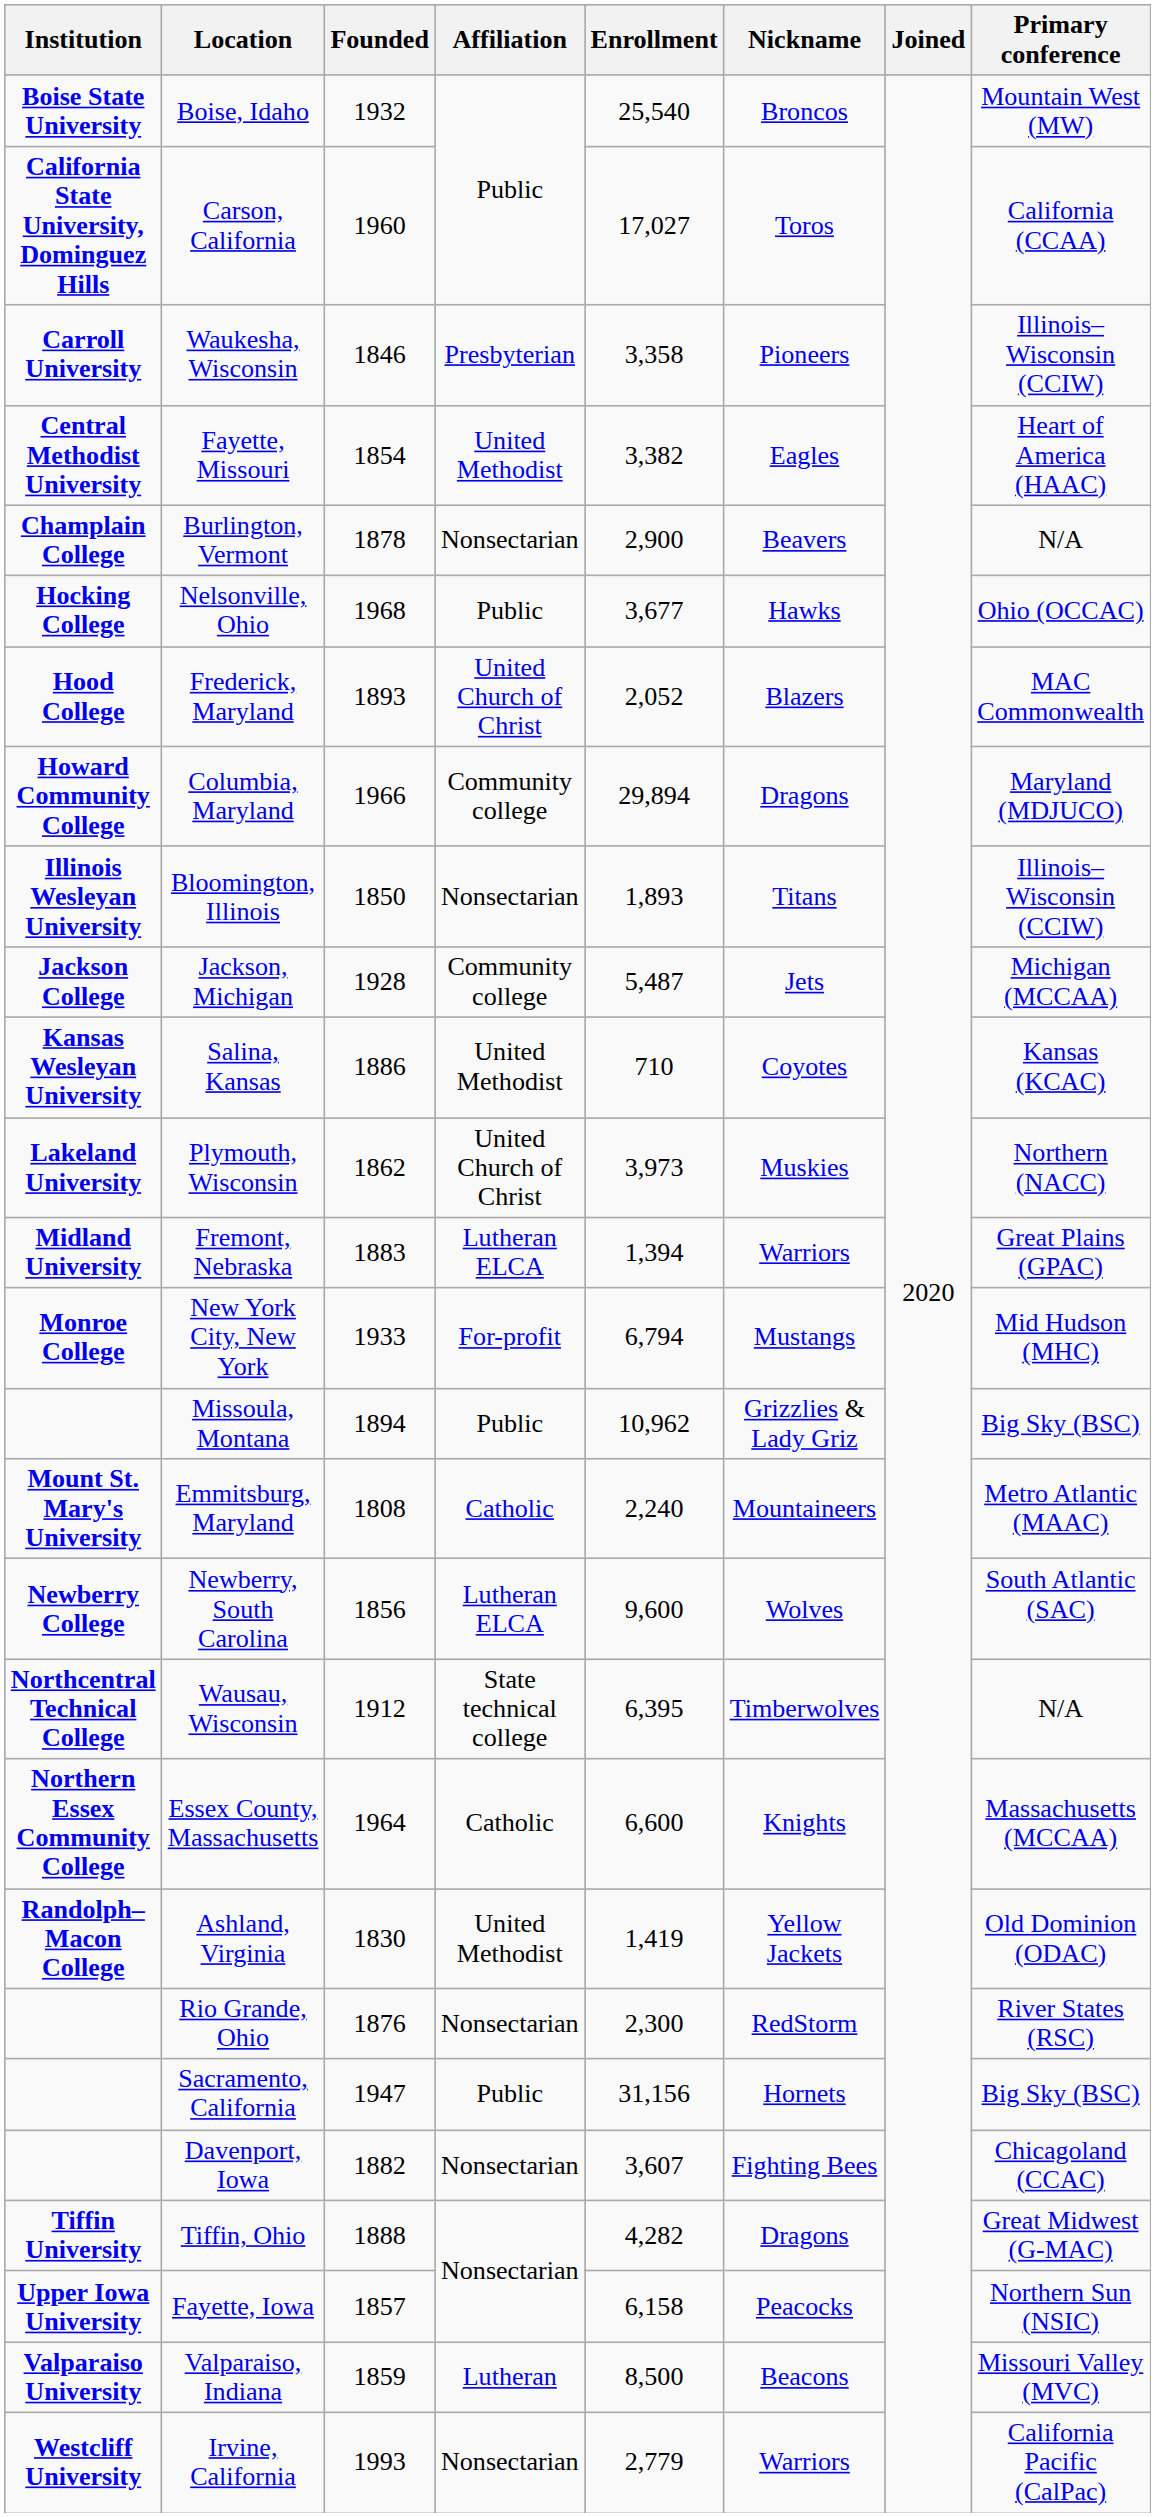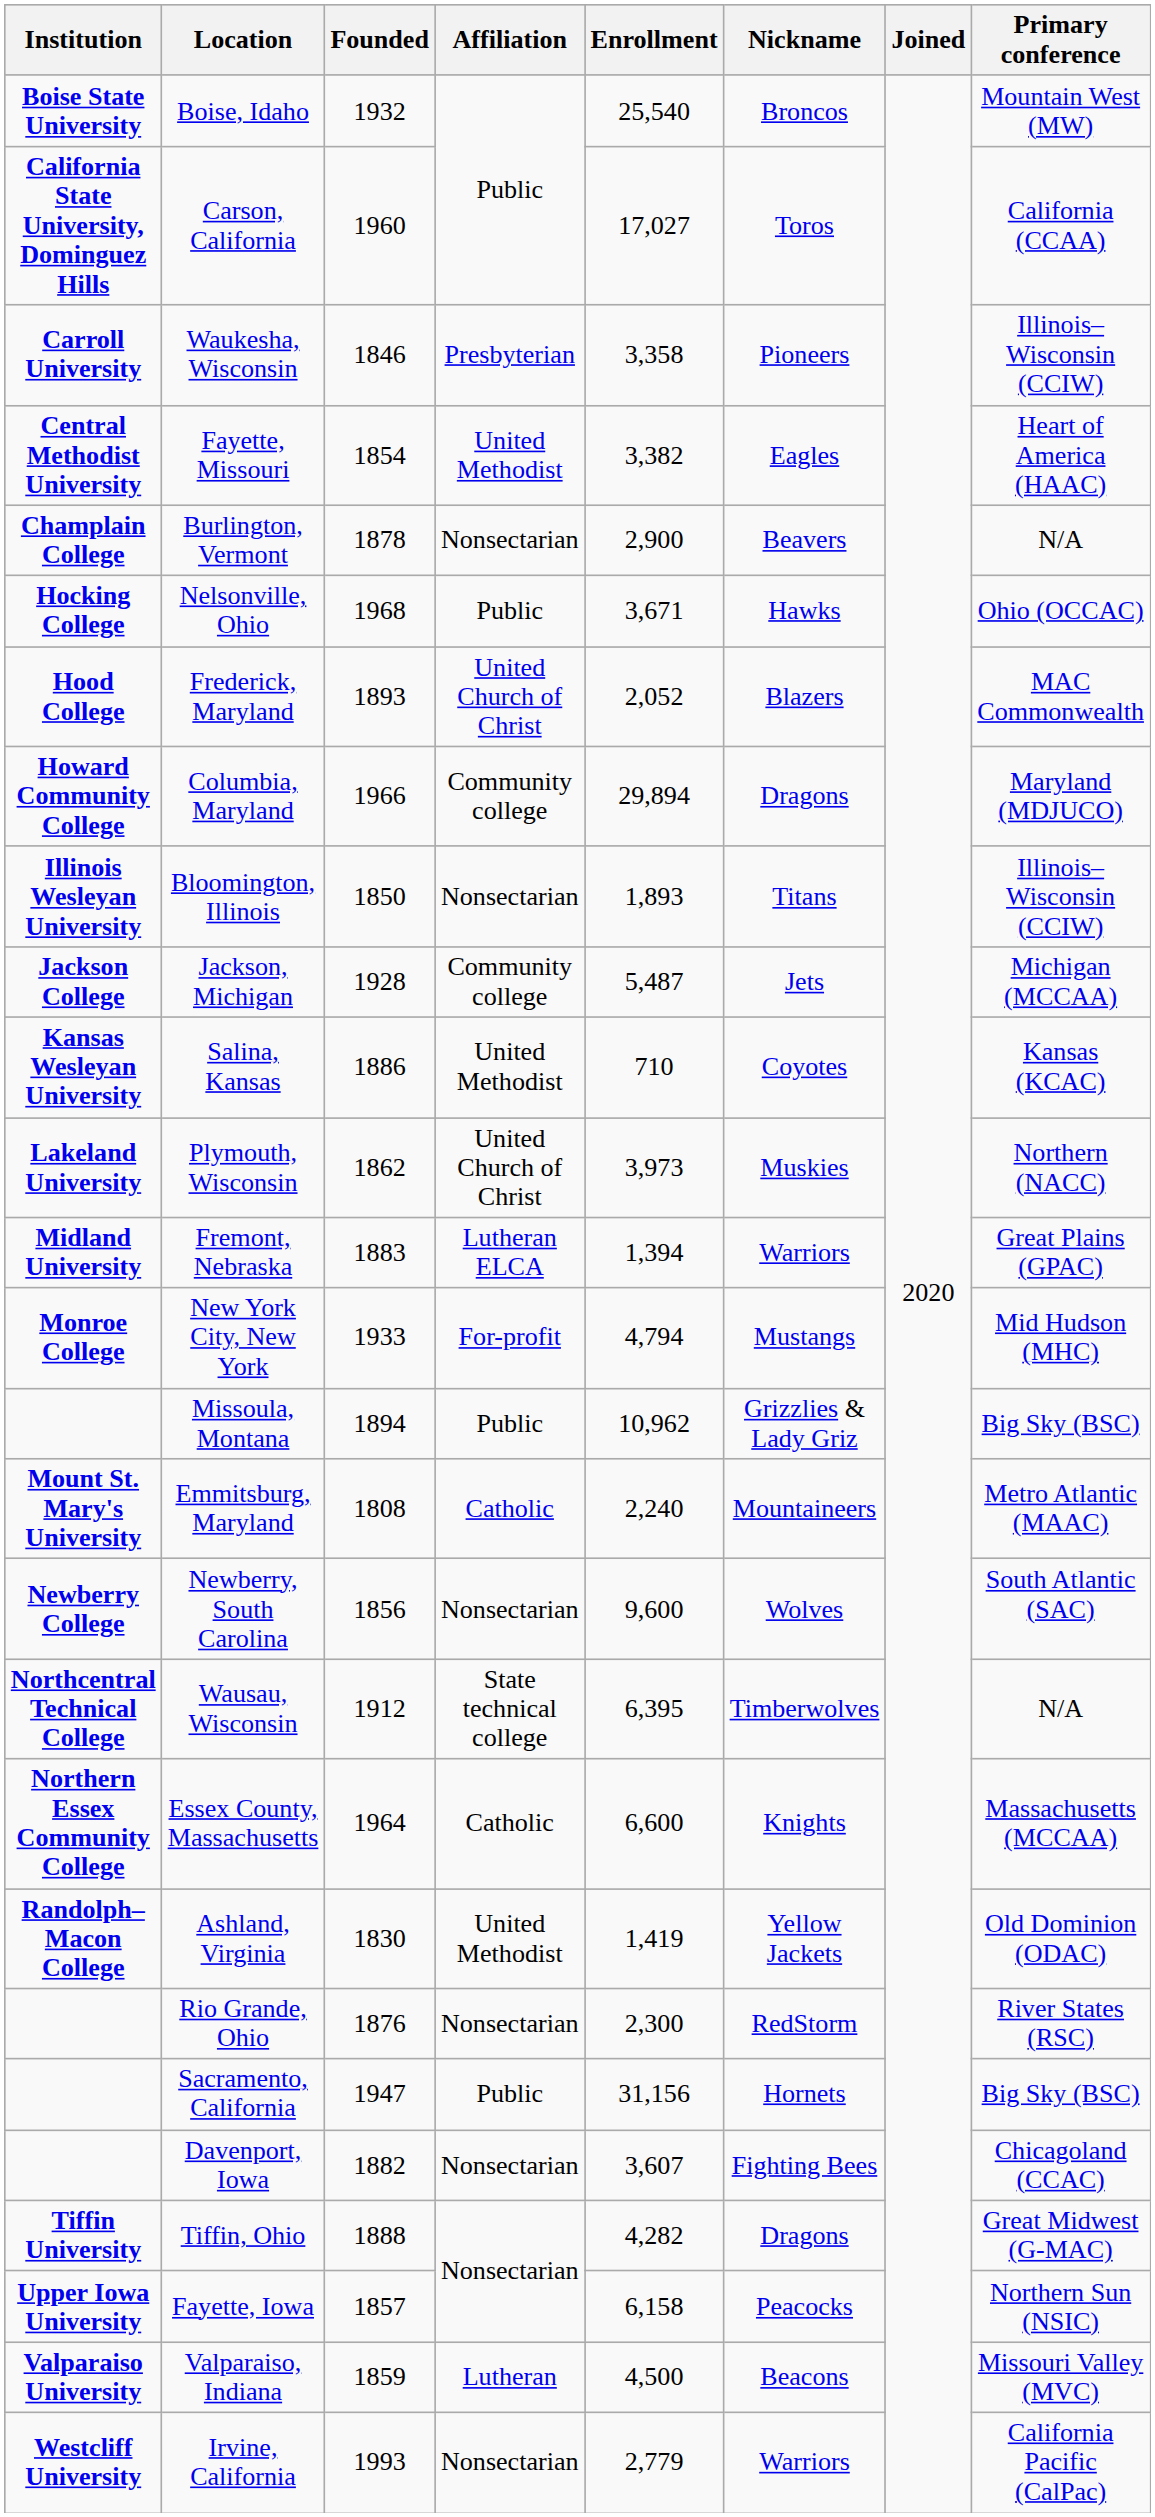(654, 610) 3,677 -> (654, 610) 3,671
(654, 1337) 6,794 -> (654, 1337) 4,794
(510, 1608) Lutheran ELCA -> (510, 1608) Nonsectarian
(654, 2376) 8,500 -> (654, 2376) 4,500
